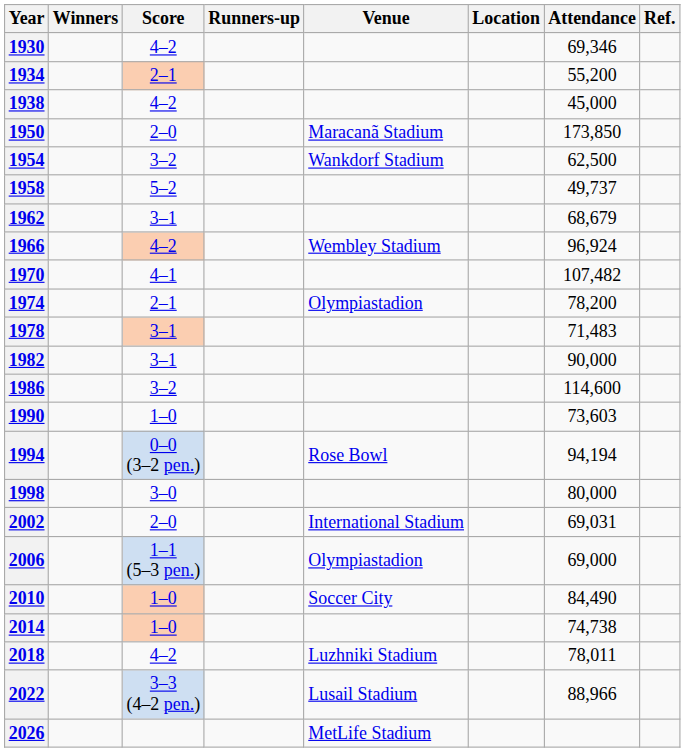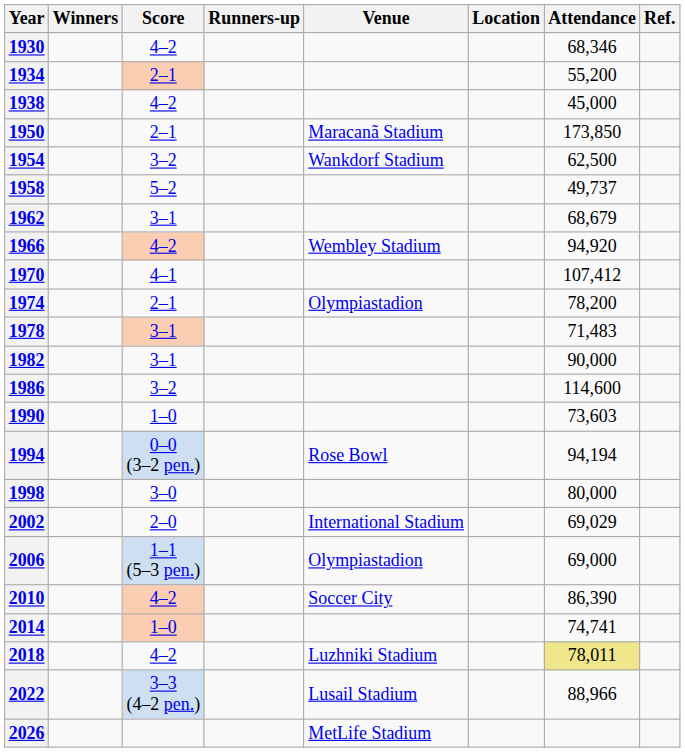(592, 47) 69,346 -> (592, 47) 68,346
(163, 132) 2–0 -> (163, 132) 2–1
(592, 246) 96,924 -> (592, 246) 94,920
(592, 274) 107,482 -> (592, 274) 107,412
(592, 522) 69,031 -> (592, 522) 69,029
(163, 599) 1–0 -> (163, 599) 4–2
(592, 599) 84,490 -> (592, 599) 86,390
(592, 627) 74,738 -> (592, 627) 74,741
(592, 655) no background -> (592, 655) khaki background
